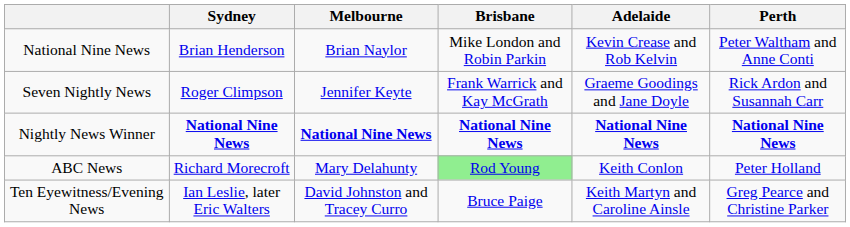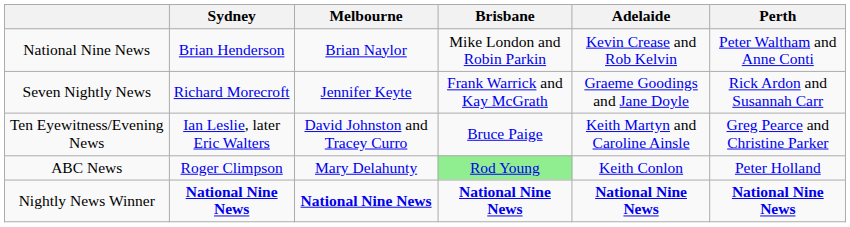(232, 92) Roger Climpson -> (232, 92) Richard Morecroft
rows swapped: (87, 200) <-> (87, 134)
(232, 167) Richard Morecroft -> (232, 167) Roger Climpson
